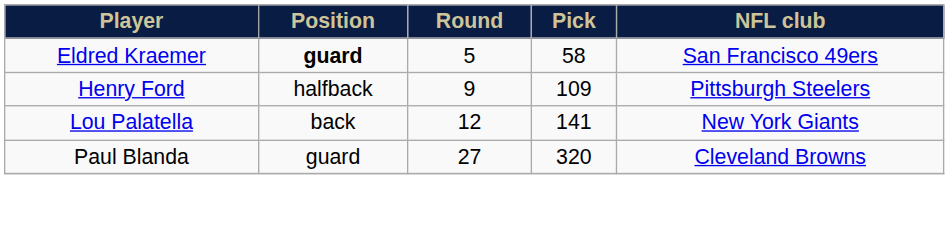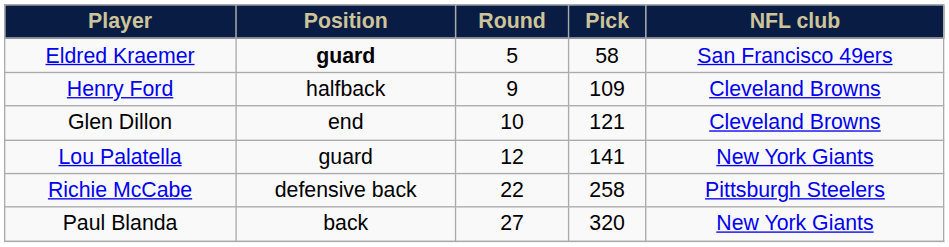(780, 88) Pittsburgh Steelers -> (795, 88) Cleveland Browns
+ row: (120, 122)
(333, 122) back -> (346, 156) guard
+ row: (120, 190)
(333, 156) guard -> (346, 223) back
(780, 156) Cleveland Browns -> (795, 223) New York Giants
